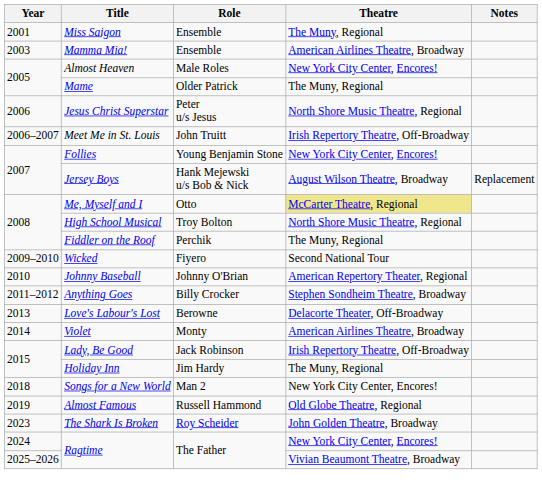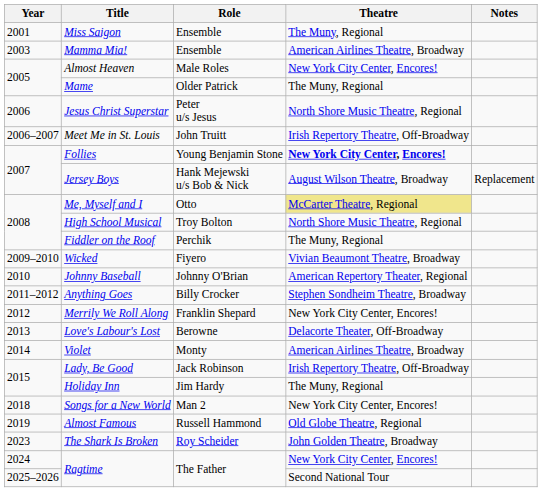(363, 154) normal -> (367, 154) bold
(339, 258) Second National Tour -> (374, 258) Vivian Beaumont Theatre, Broadway
+ row: (19, 313)
(374, 459) Vivian Beaumont Theatre, Broadway -> (339, 478) Second National Tour
